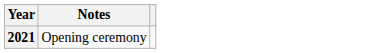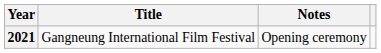+ column: (148, 15)
